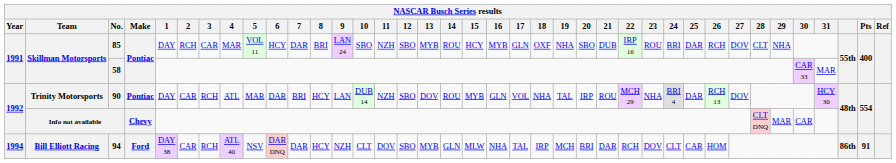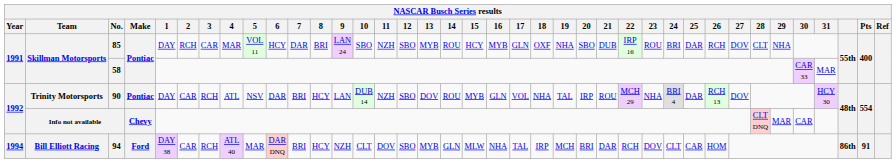(255, 96) MAR -> (255, 96) NSV
(255, 146) NSV -> (255, 146) MAR
(299, 146) DAR -> (299, 146) BRI
